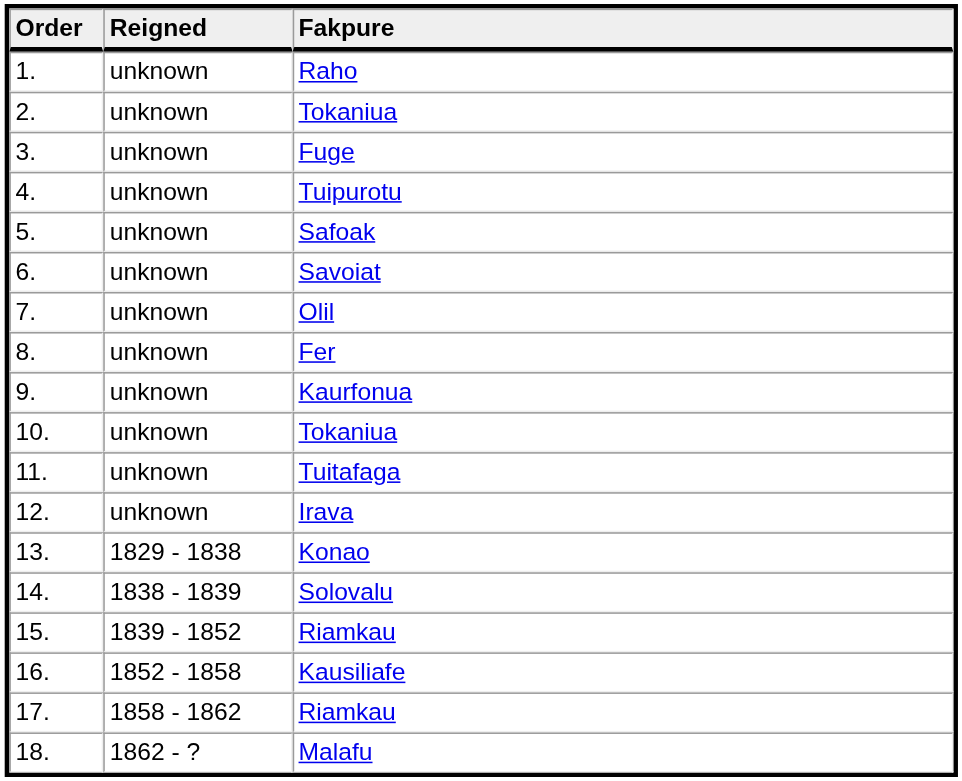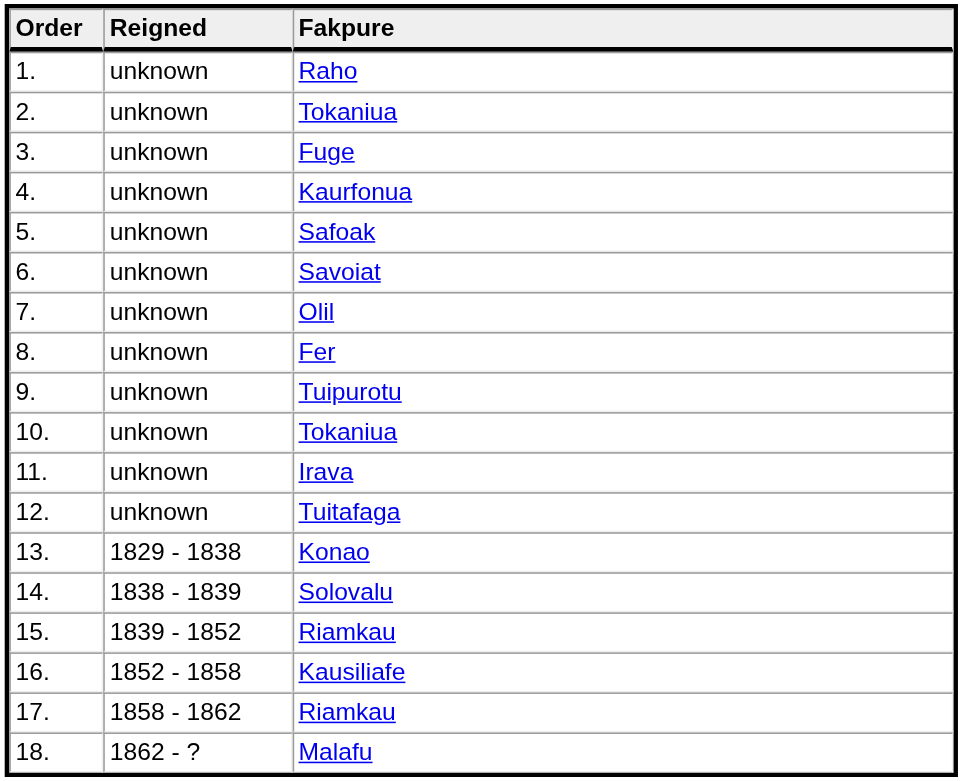(350, 191) Tuipurotu -> (355, 191) Kaurfonua
(355, 391) Kaurfonua -> (350, 391) Tuipurotu
(349, 471) Tuitafaga -> (326, 471) Irava
(326, 511) Irava -> (349, 511) Tuitafaga
